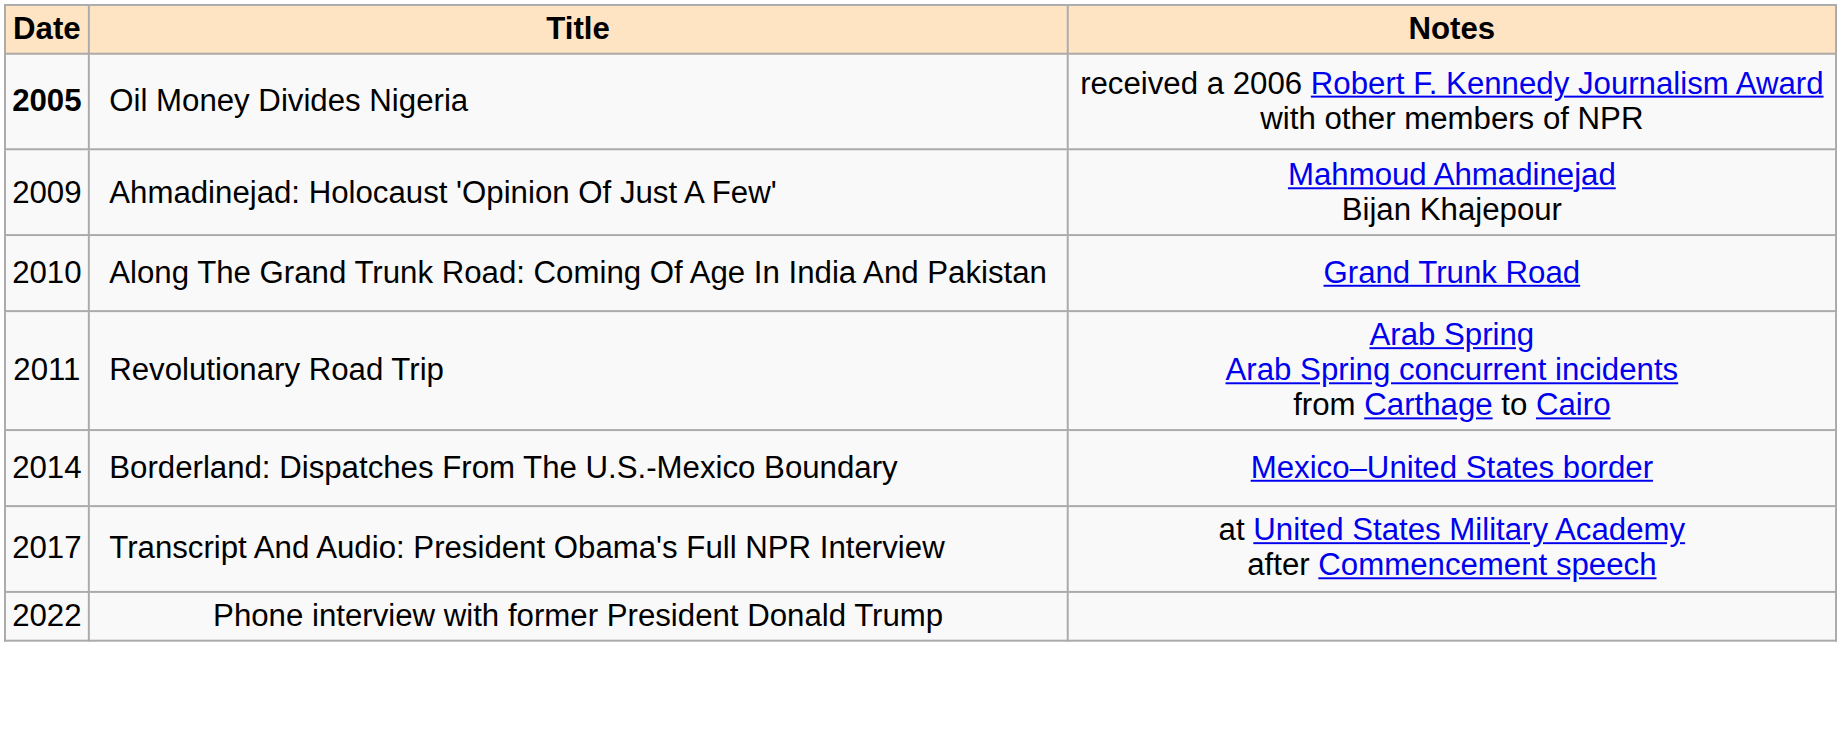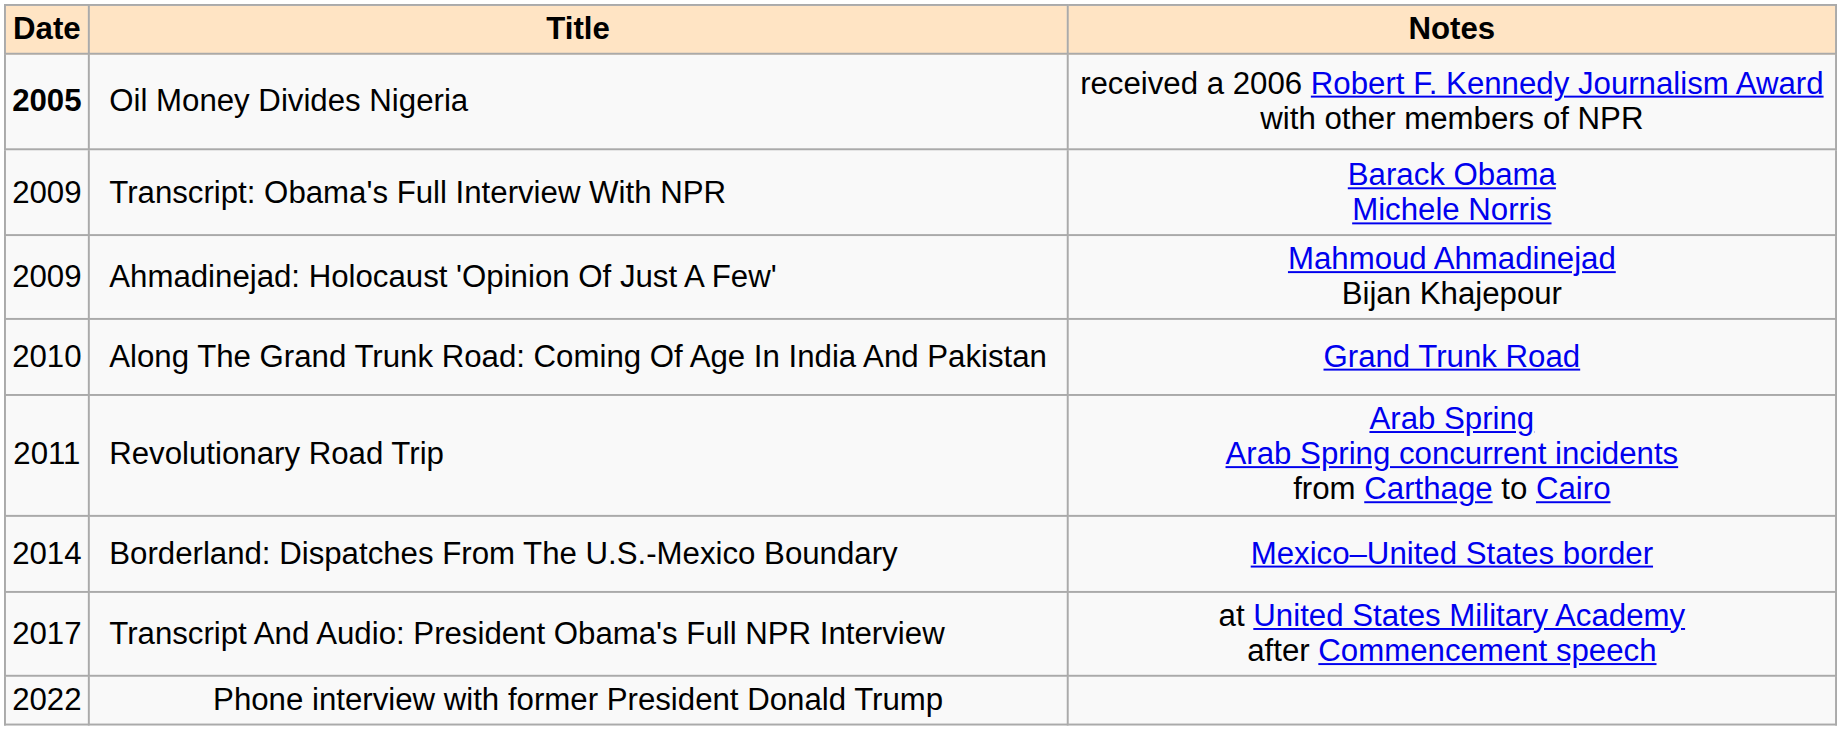+ row: (418, 191)
